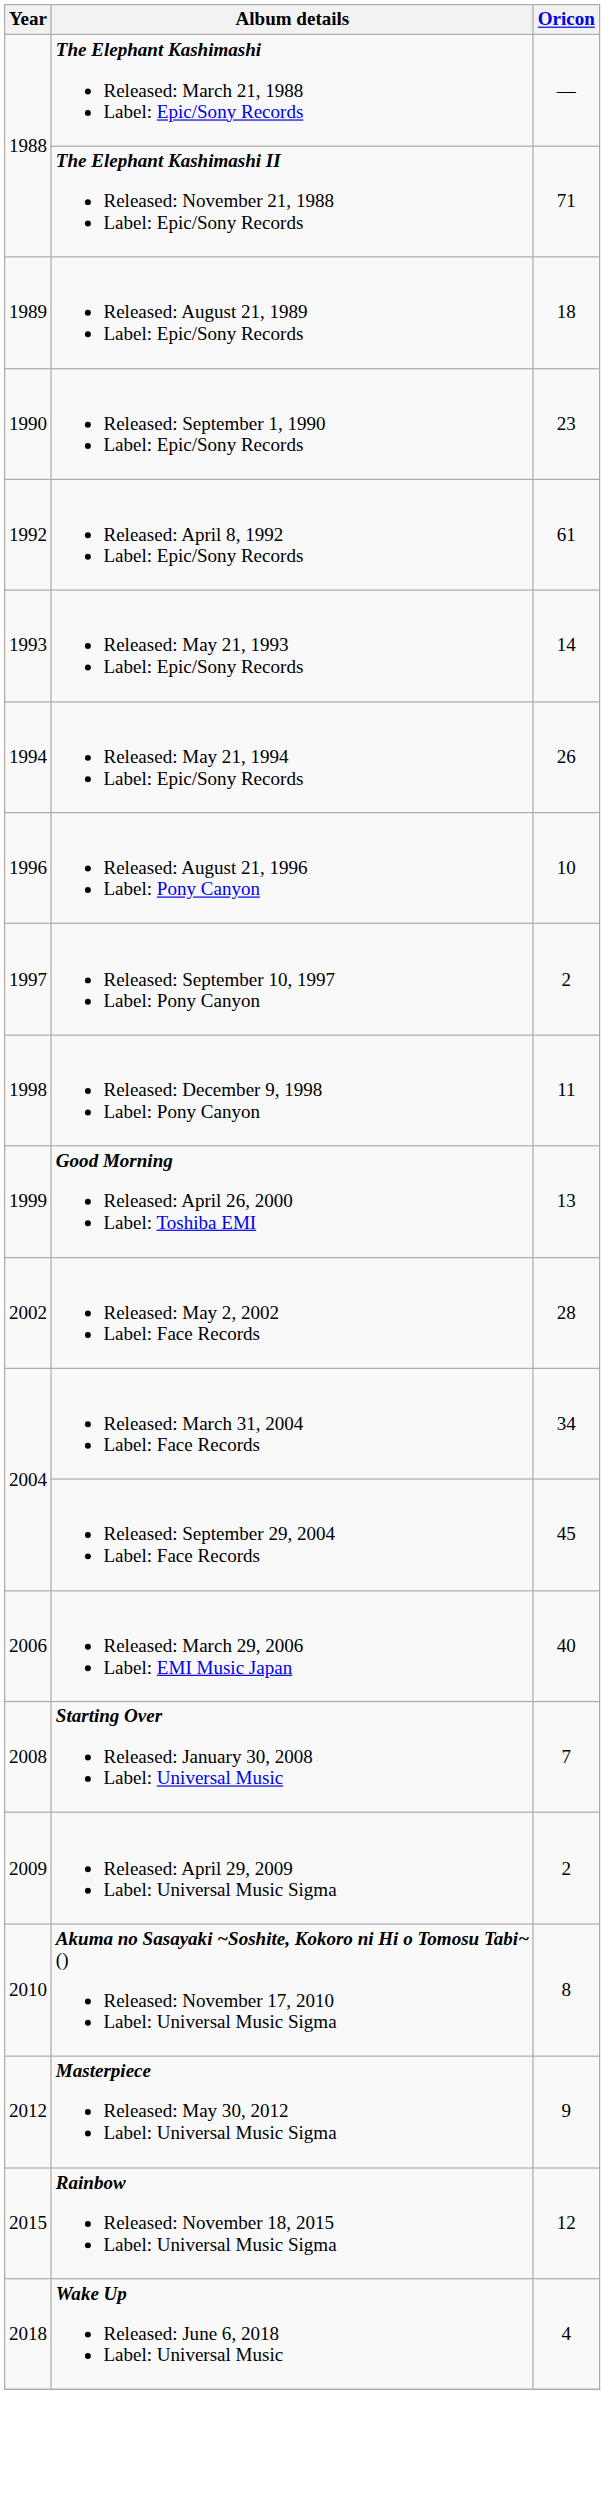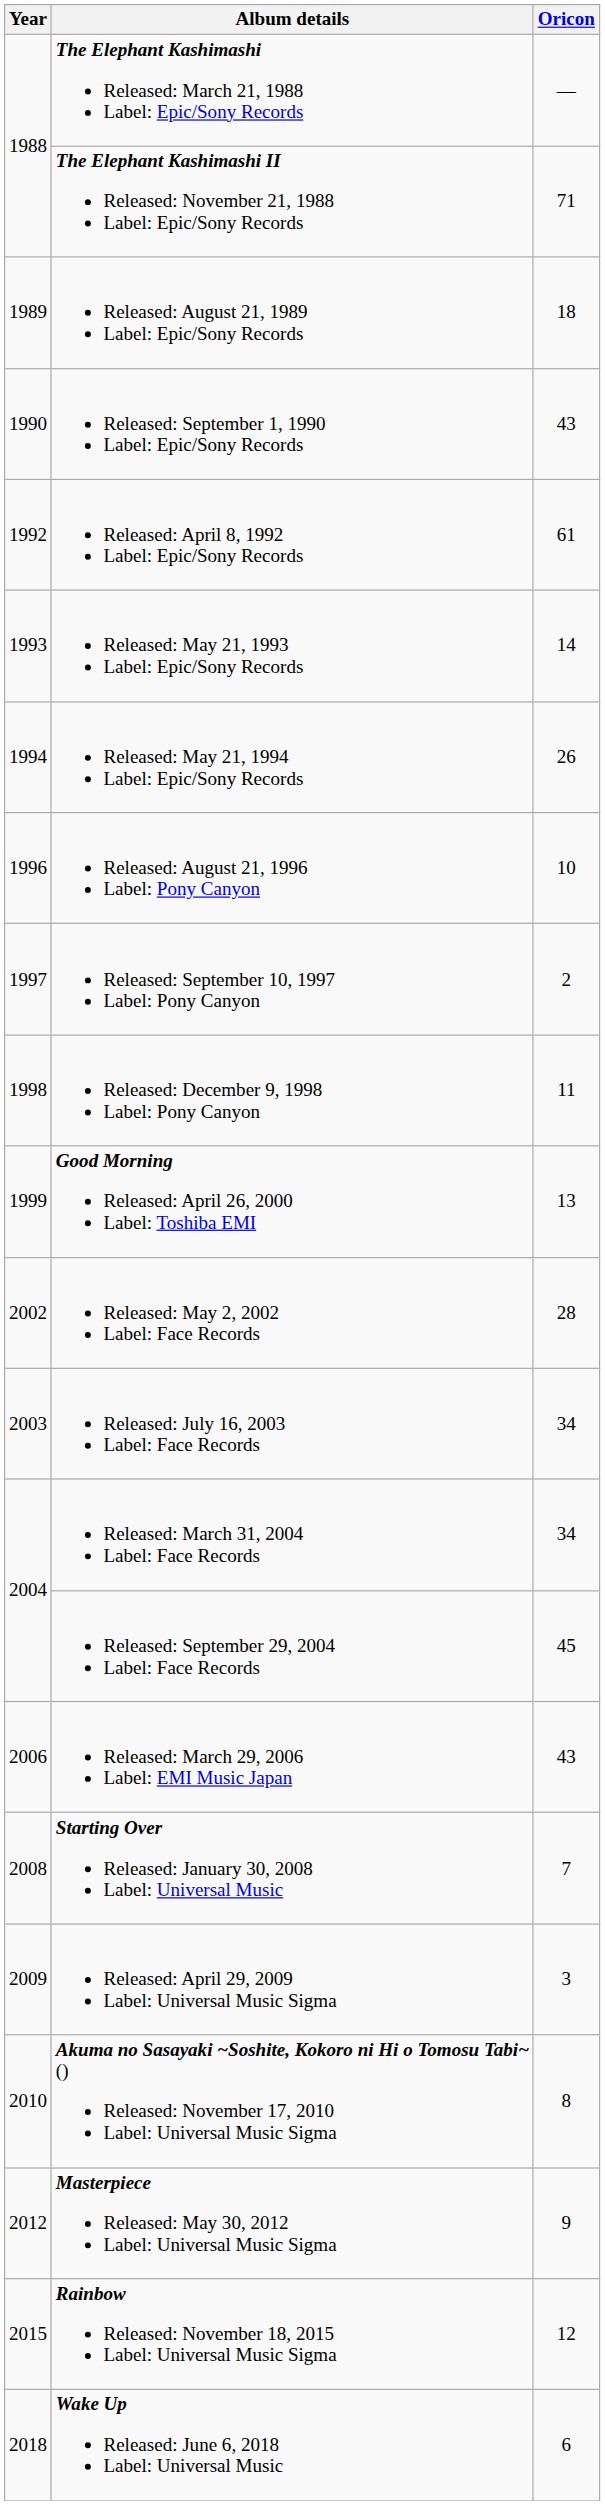(566, 423) 23 -> (566, 423) 43
+ row: (292, 1434)
(566, 1645) 40 -> (566, 1756) 43
(566, 1868) 2 -> (566, 1979) 3
(566, 2333) 4 -> (566, 2445) 6
